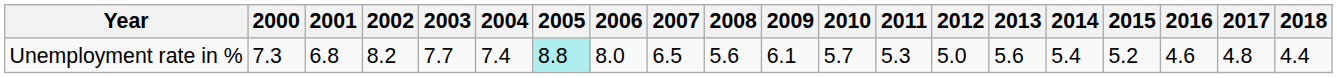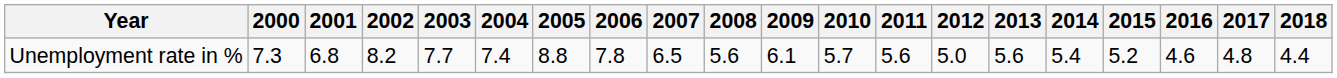(553, 55) paleturquoise background -> (553, 55) no background
(610, 55) 8.0 -> (610, 55) 7.8
(896, 55) 5.3 -> (896, 55) 5.6
